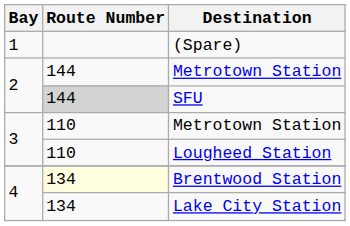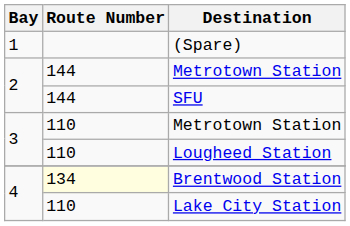(61, 99) lightgrey background -> (61, 99) no background
(61, 206) 134 -> (61, 206) 110
